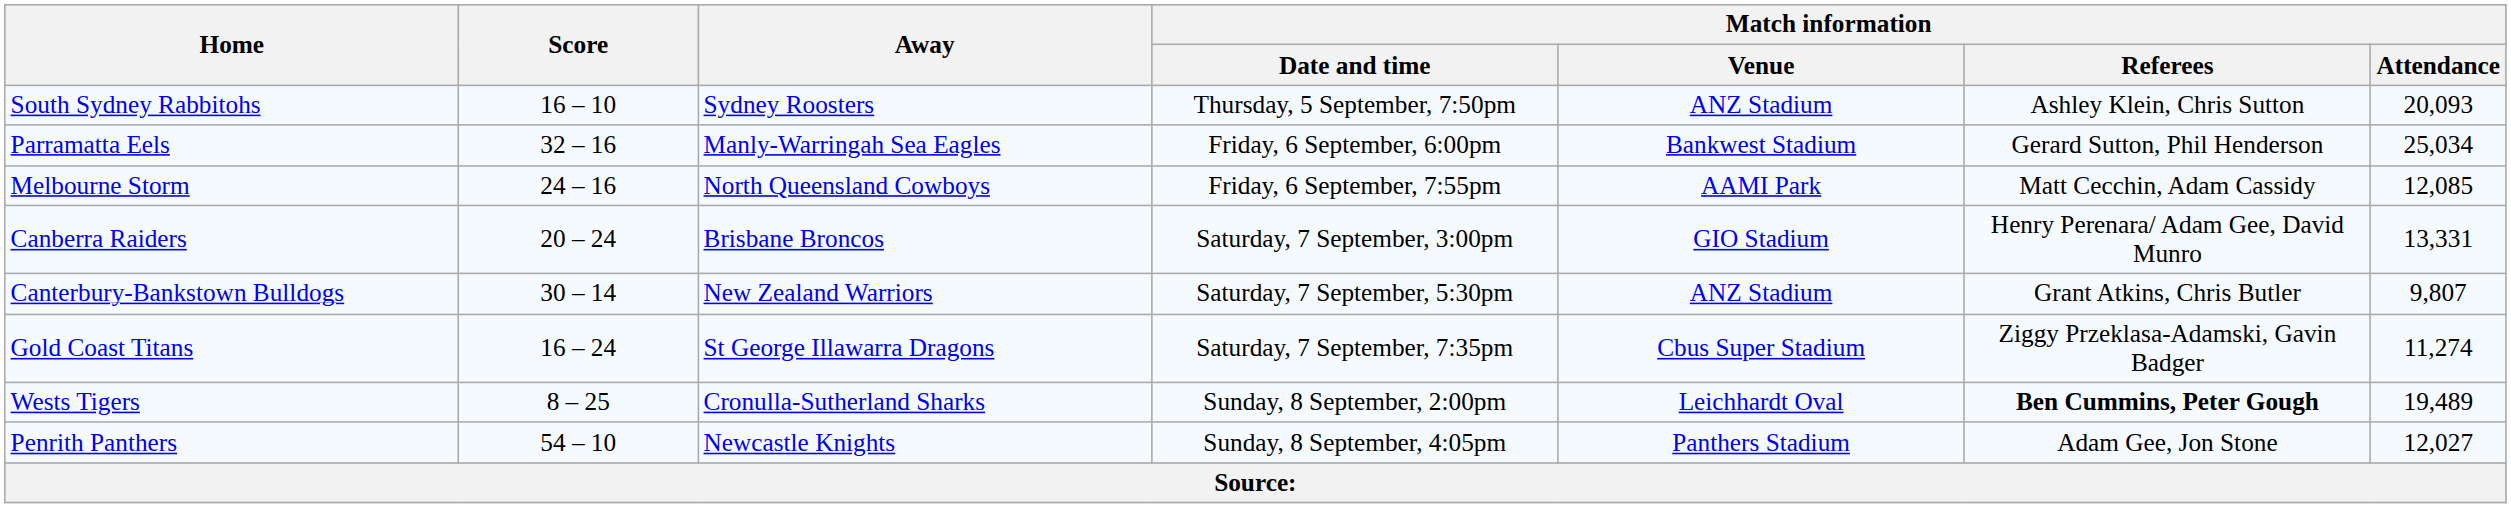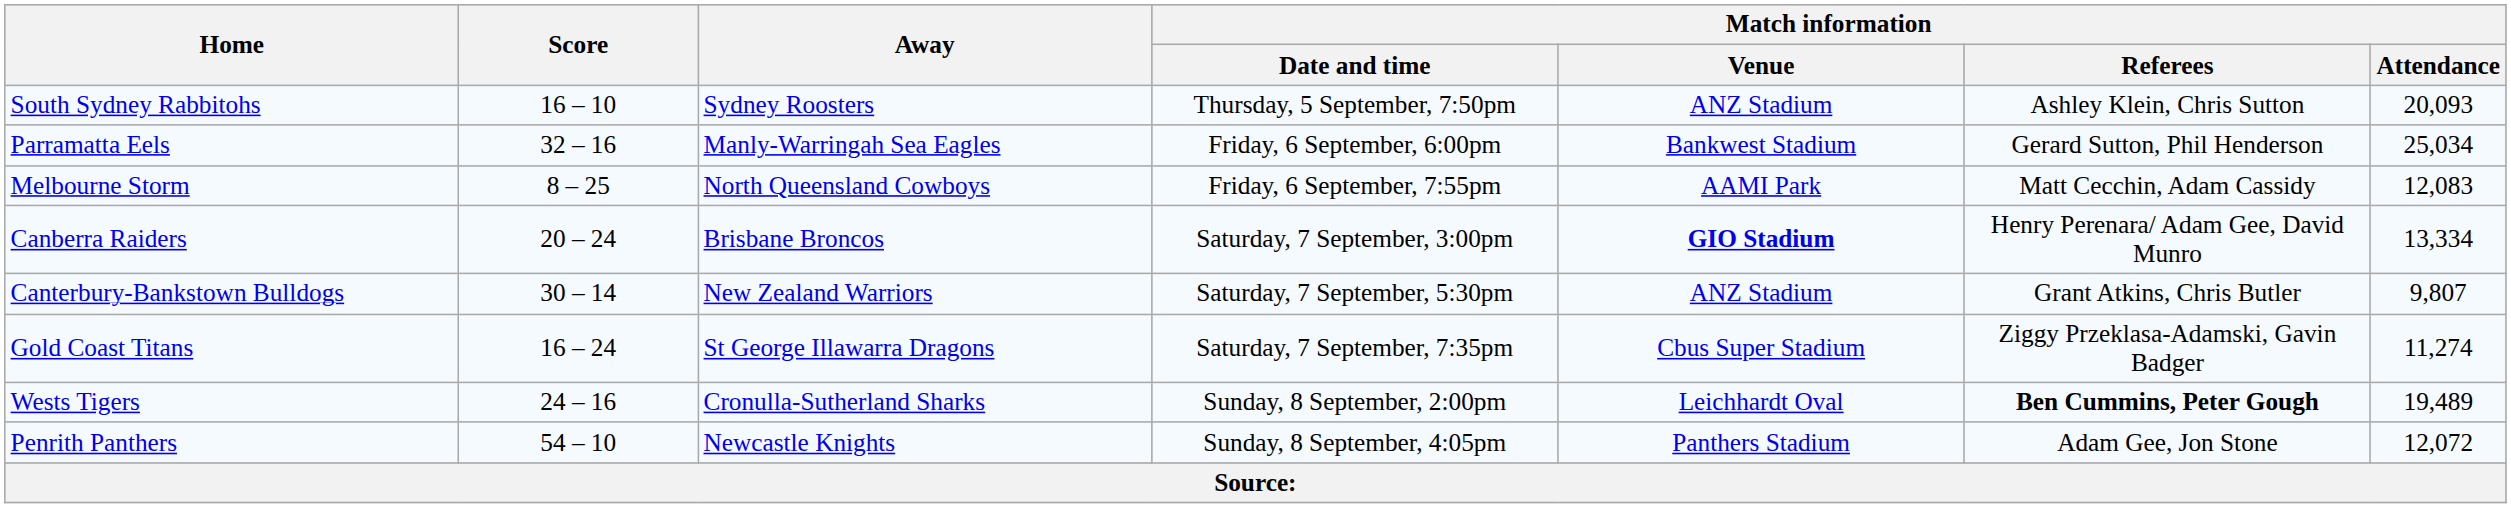(578, 184) 24 – 16 -> (578, 184) 8 – 25
(2438, 184) 12,085 -> (2438, 184) 12,083
(1761, 239) normal -> (1761, 239) bold
(2438, 239) 13,331 -> (2438, 239) 13,334
(578, 402) 8 – 25 -> (578, 402) 24 – 16
(2438, 442) 12,027 -> (2438, 442) 12,072
